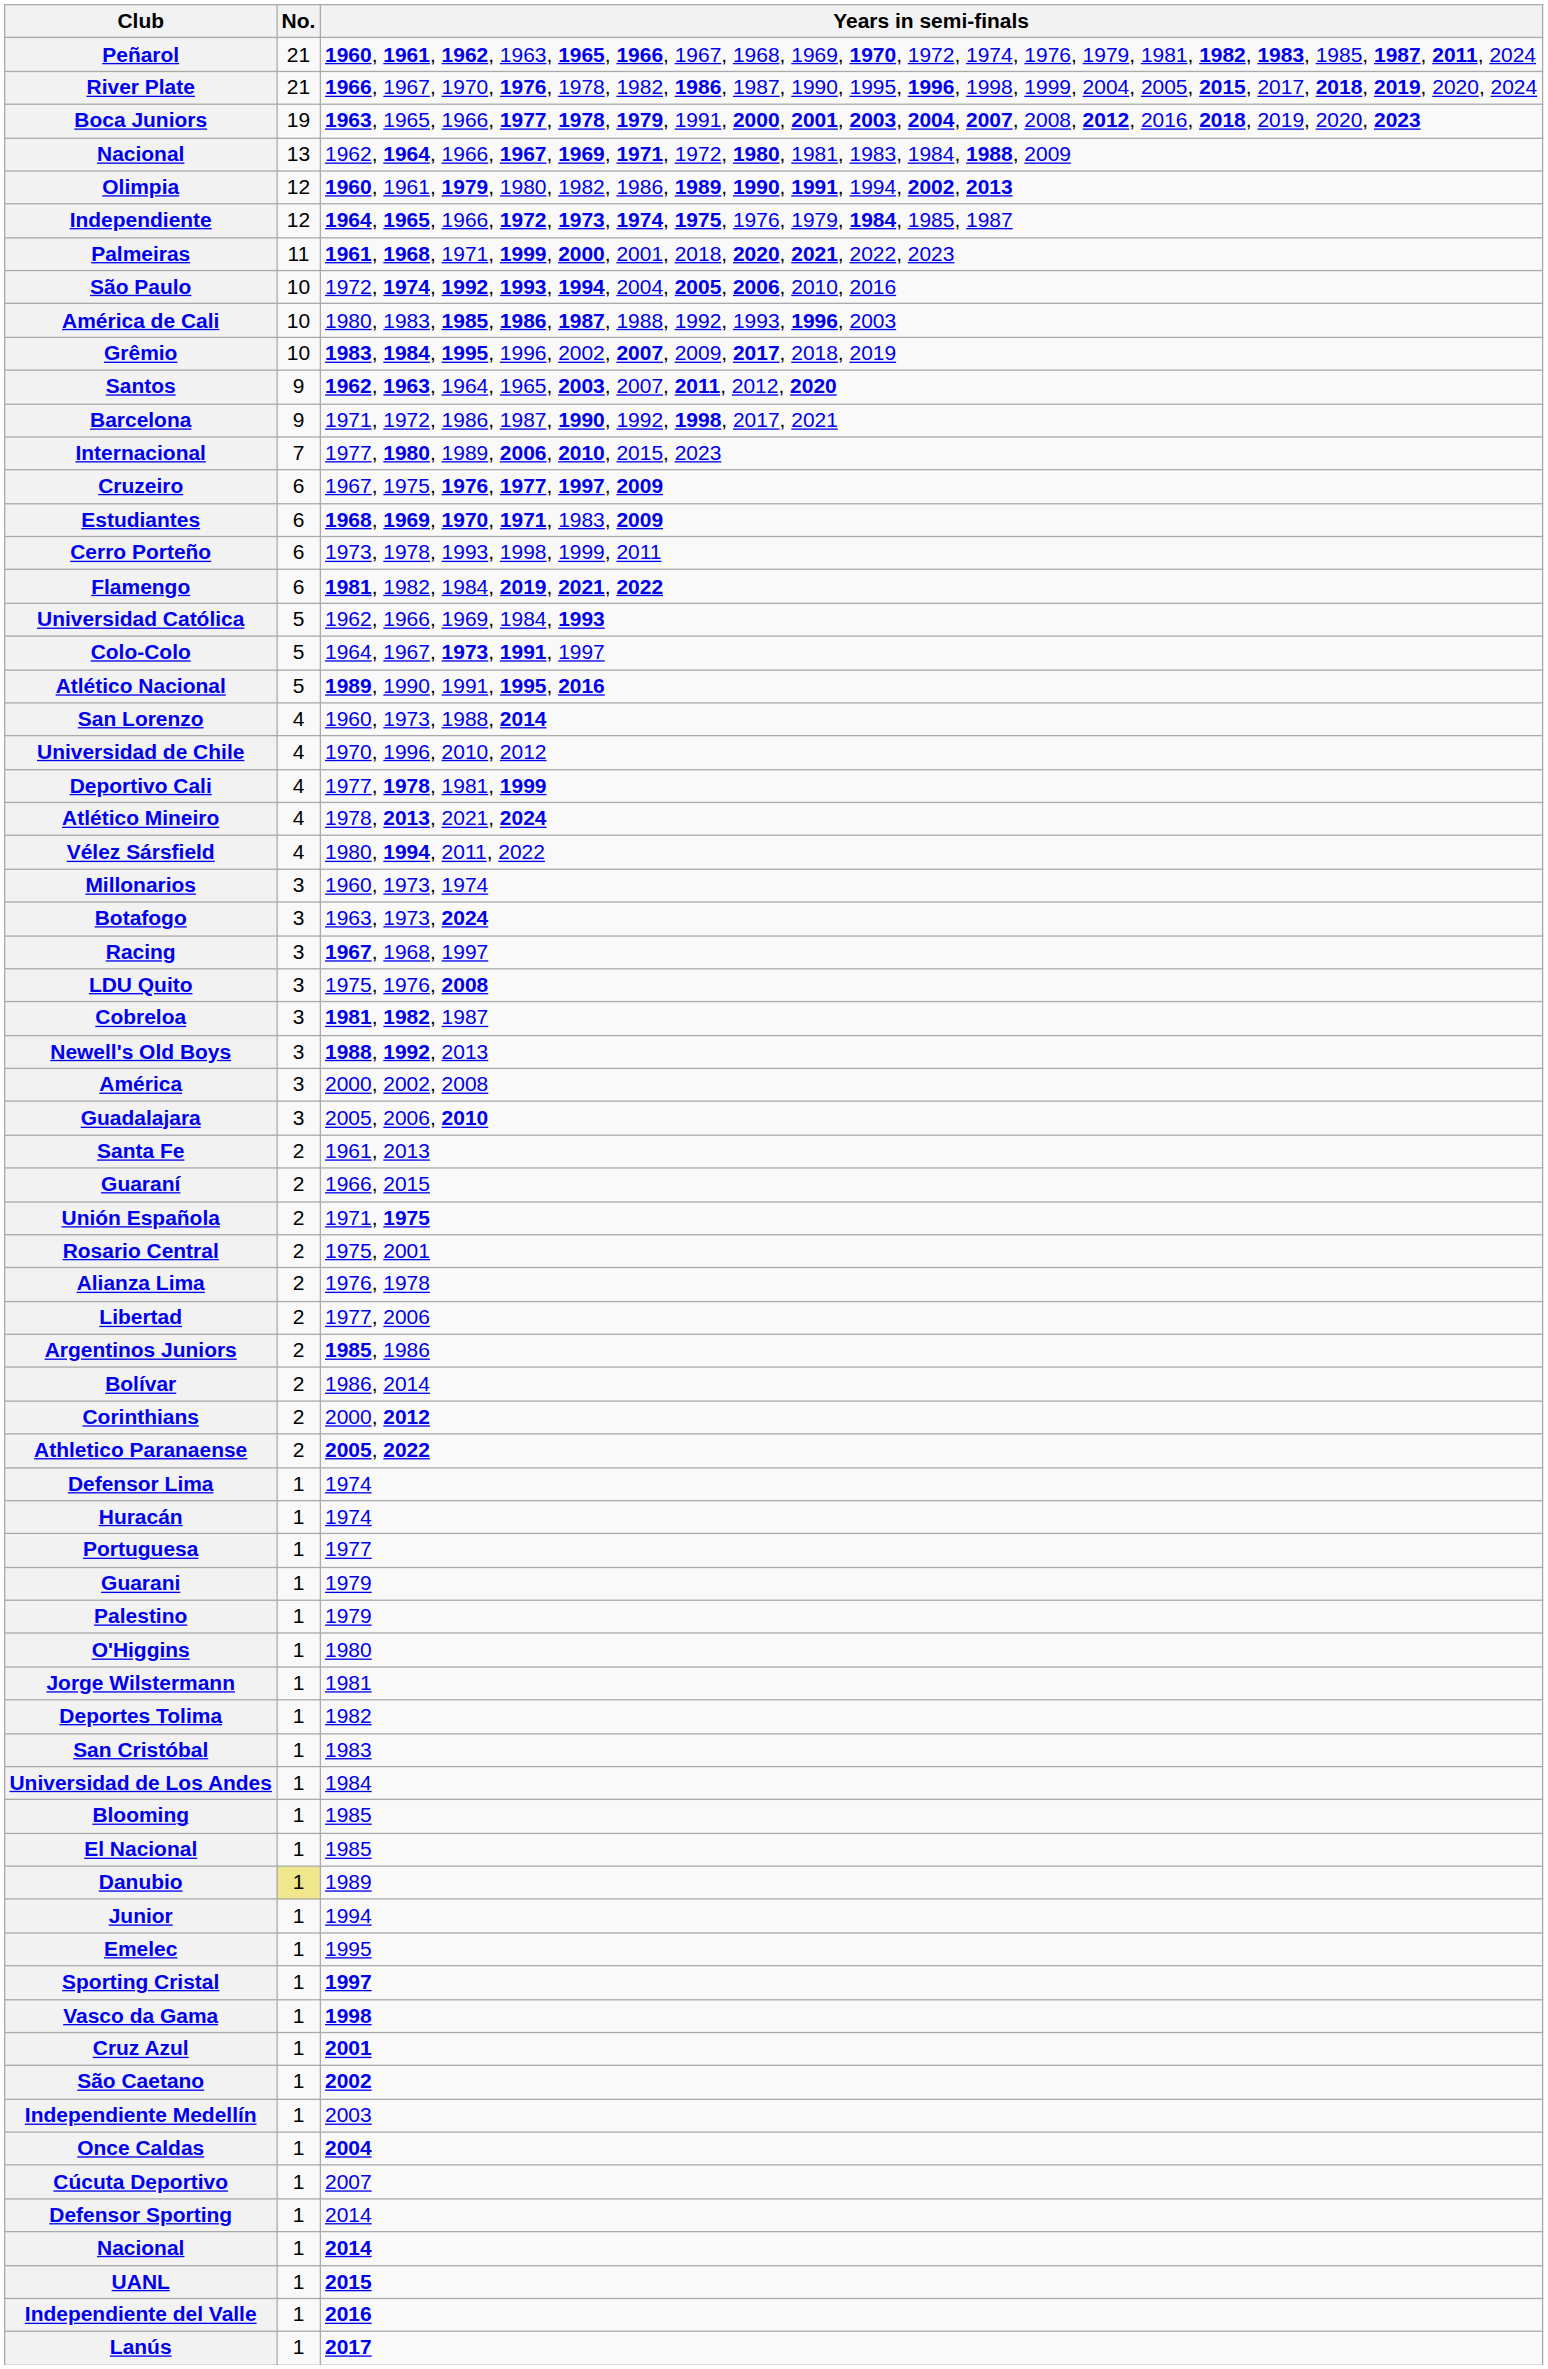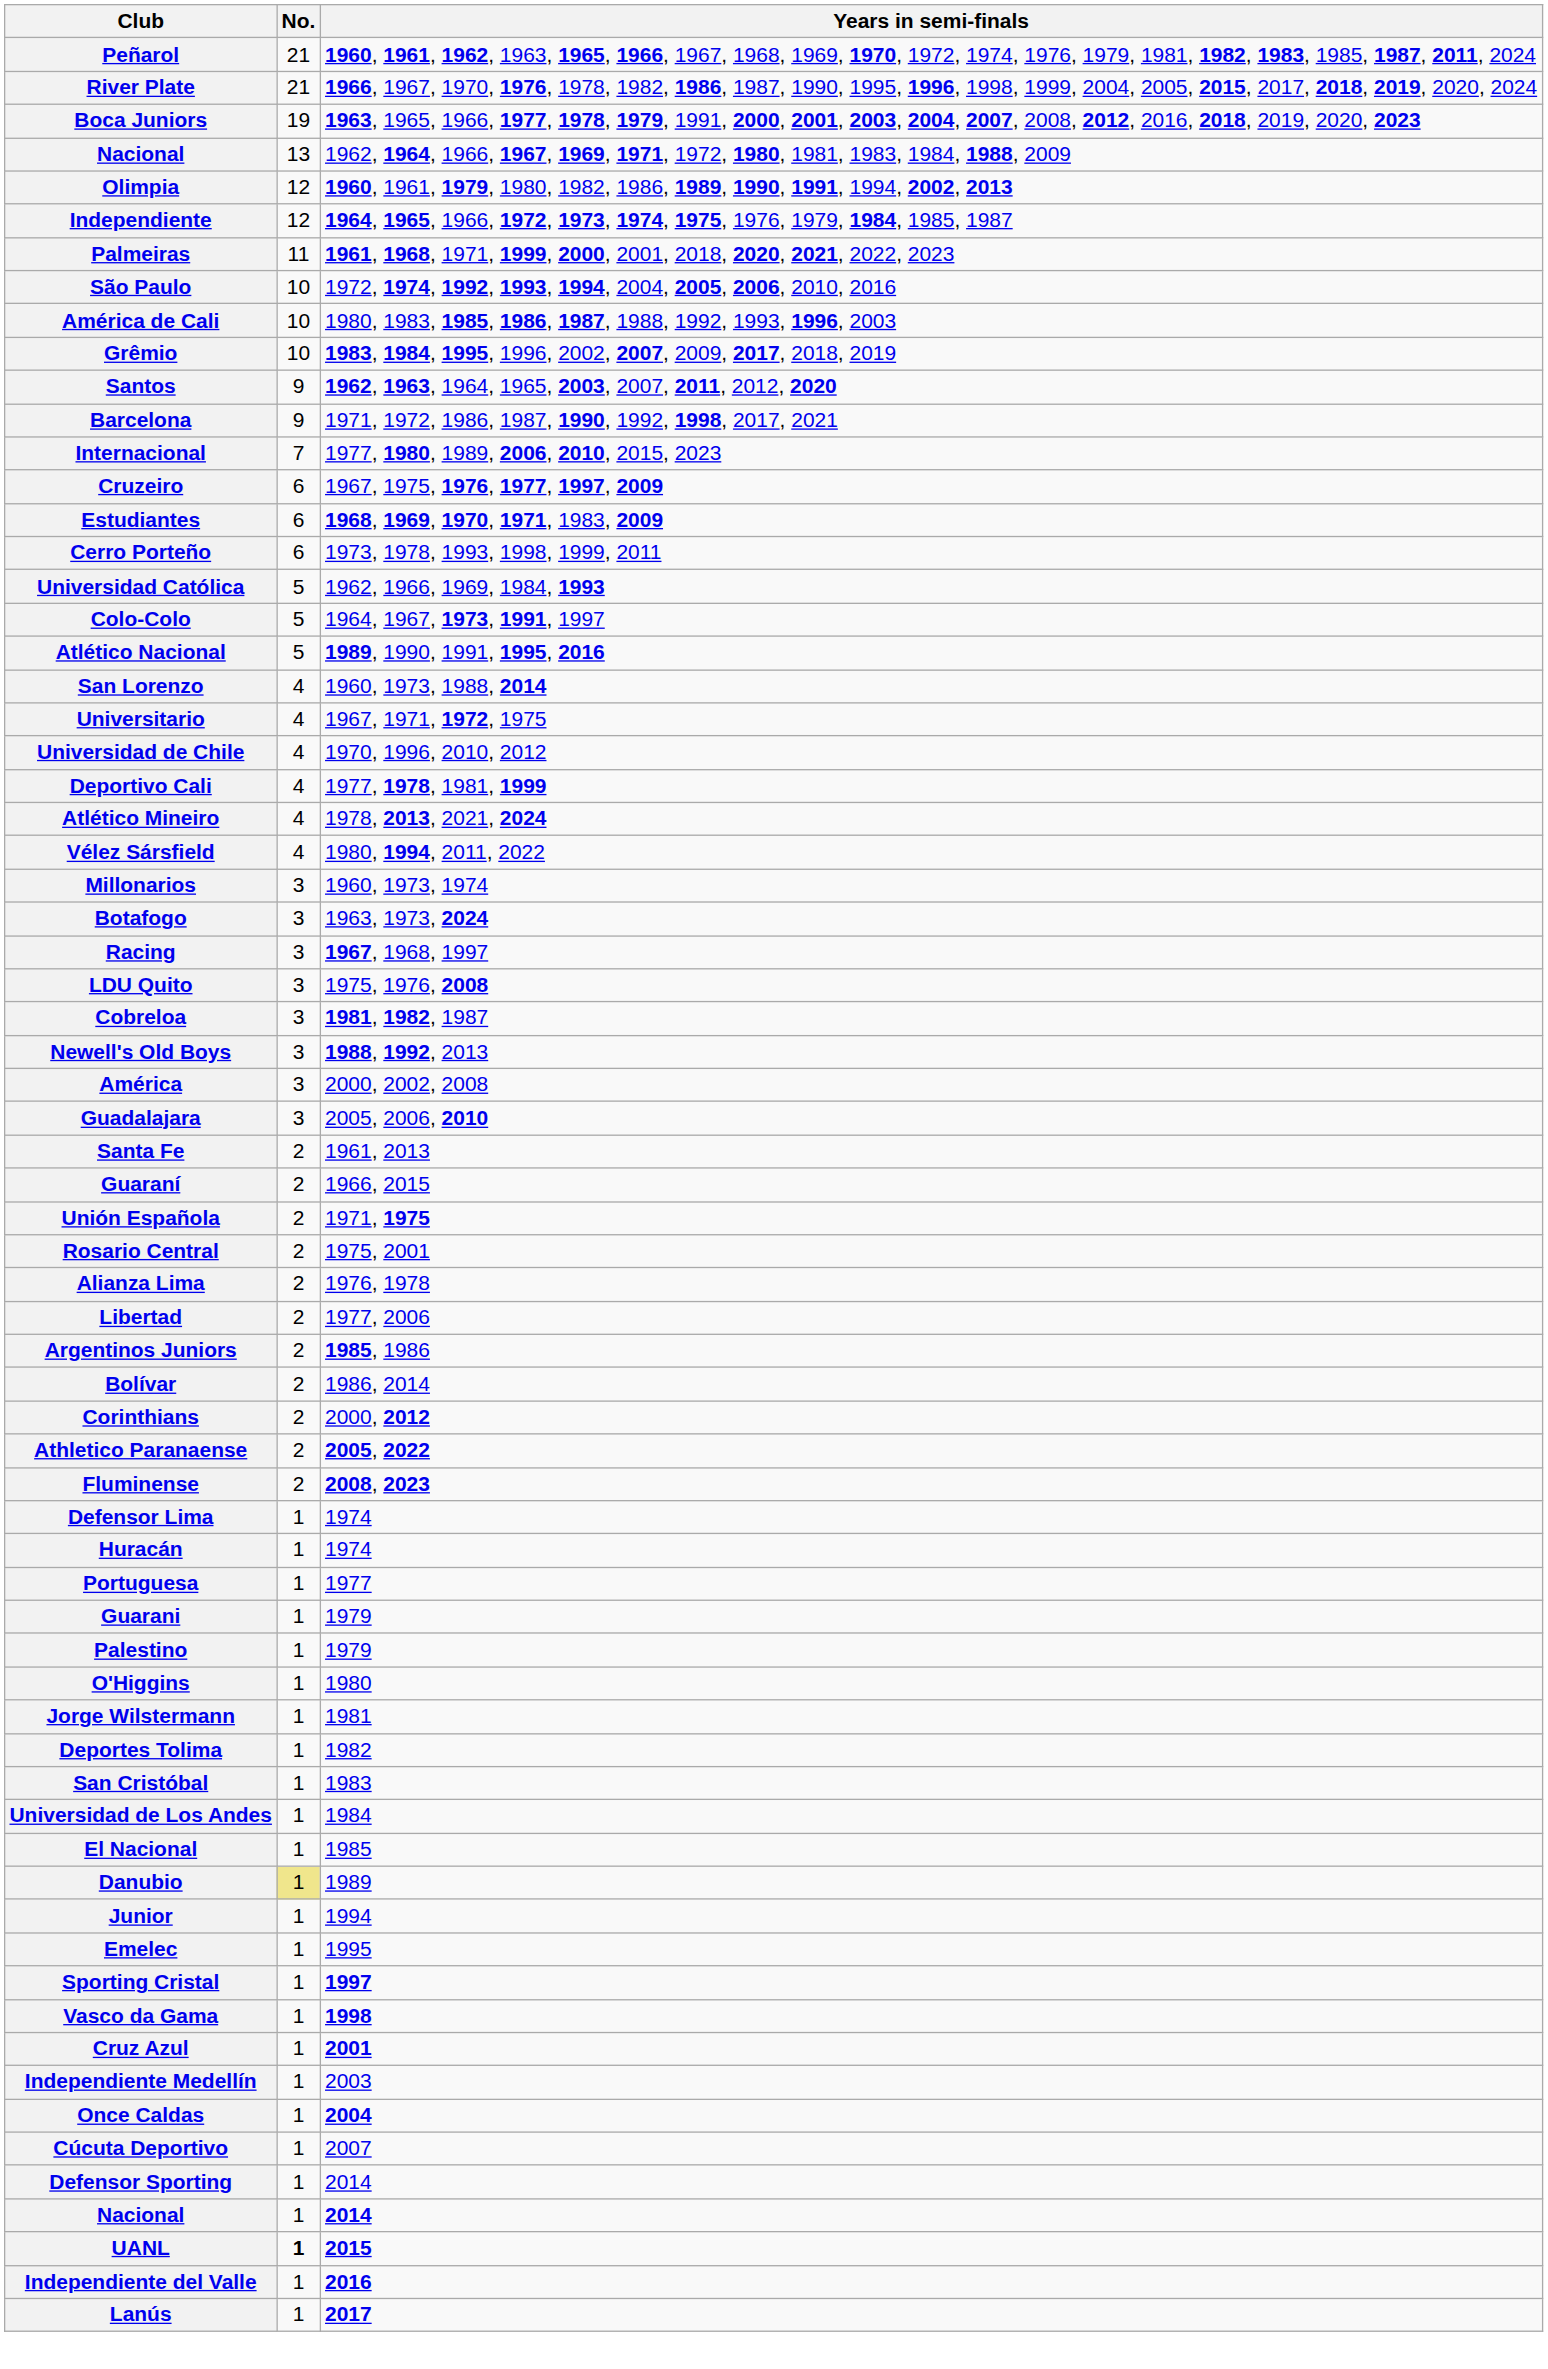- row: (141, 586)
+ row: (141, 719)
+ row: (141, 1483)
- row: (141, 1816)
- row: (141, 2082)
(298, 2281) normal -> (298, 2248) bold
